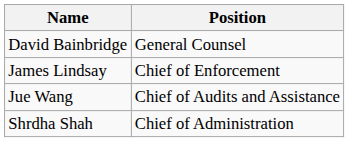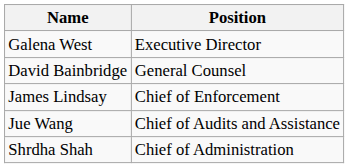+ row: (50, 44)
